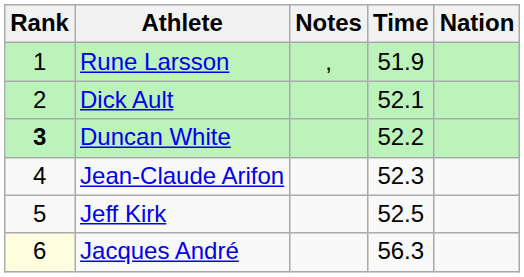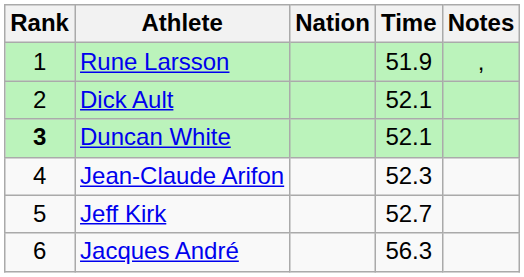columns swapped: (477, 23) <-> (329, 23)
(401, 137) 52.2 -> (409, 137) 52.1
(401, 213) 52.5 -> (409, 213) 52.7
(40, 251) lightyellow background -> (40, 251) no background
